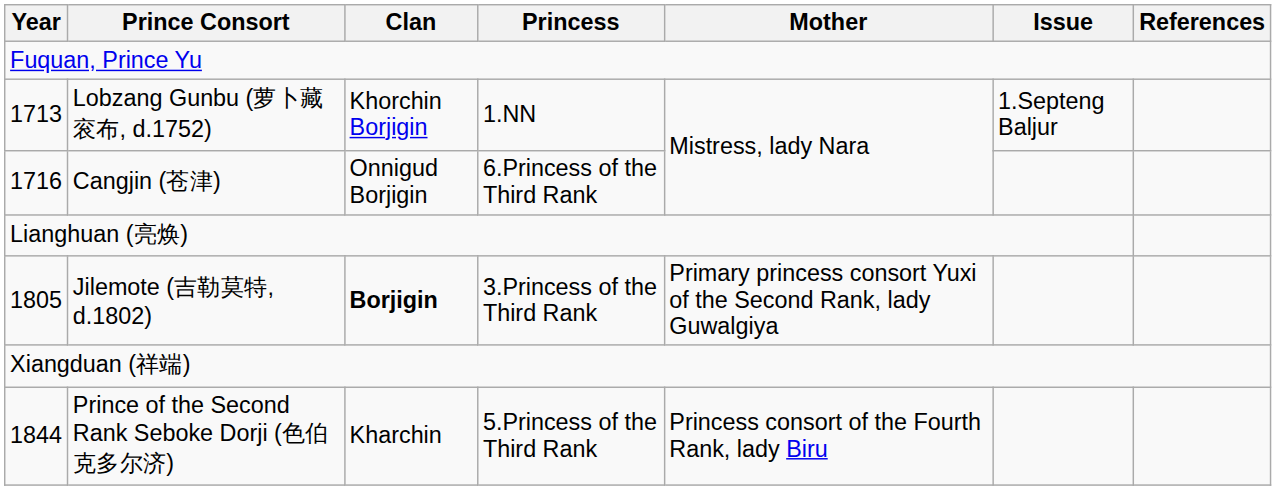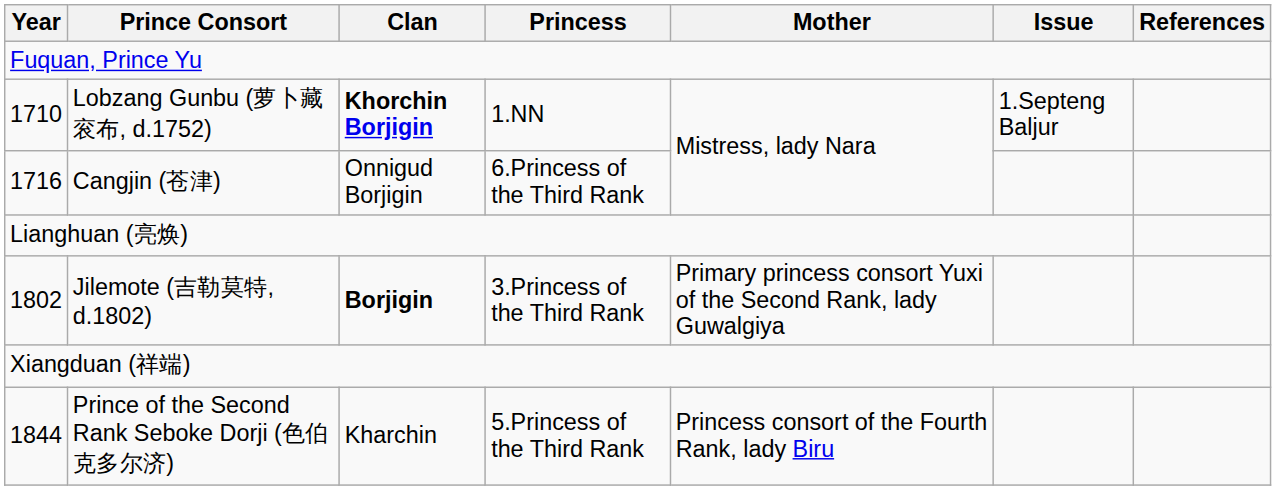(36, 114) 1713 -> (36, 114) 1710
(396, 114) normal -> (396, 114) bold
(36, 300) 1805 -> (36, 300) 1802
